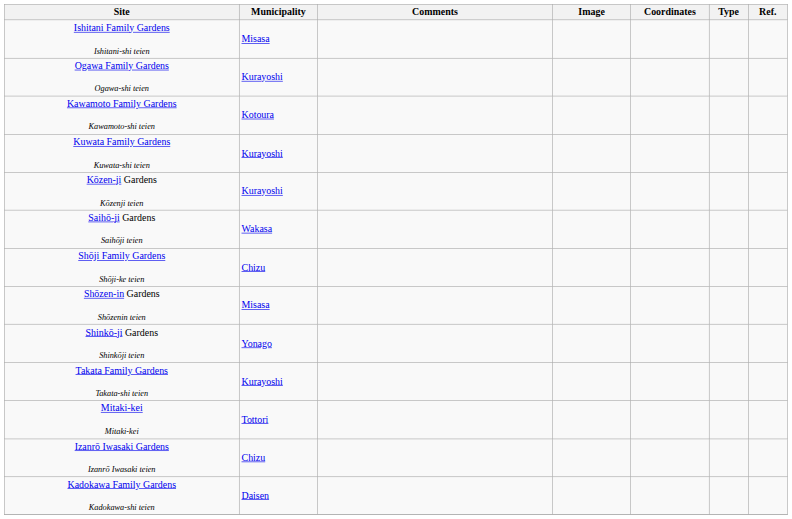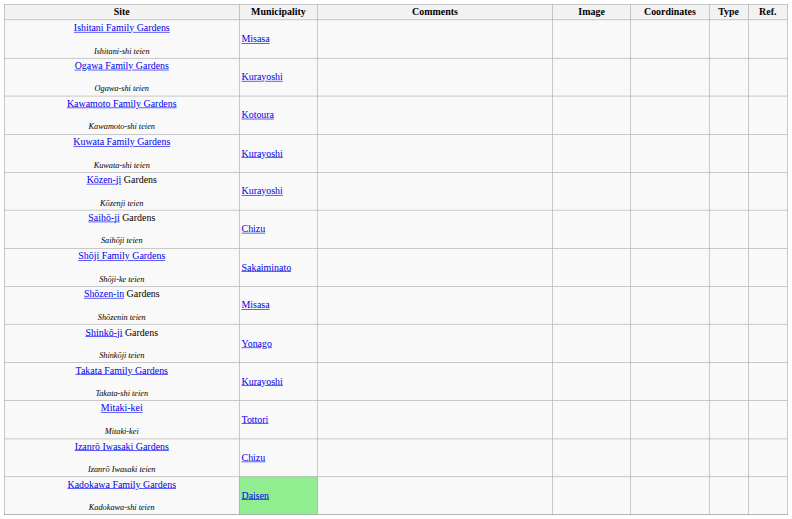(257, 229) Wakasa -> (253, 229) Chizu
(253, 267) Chizu -> (266, 267) Sakaiminato
(255, 495) no background -> (255, 495) lightgreen background
